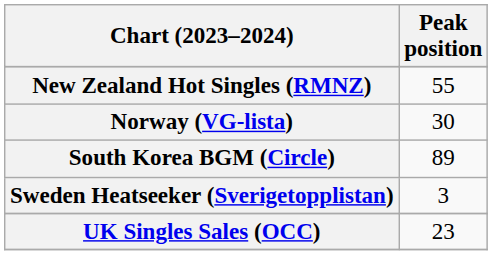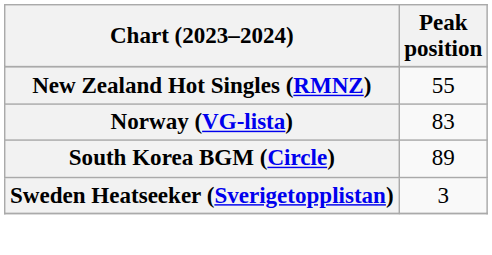(443, 121) 30 -> (443, 121) 83
- row: (202, 231)
